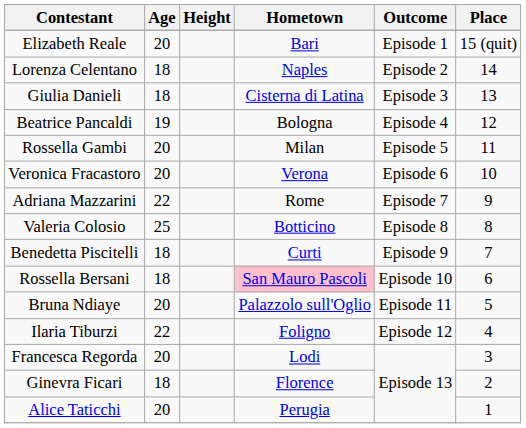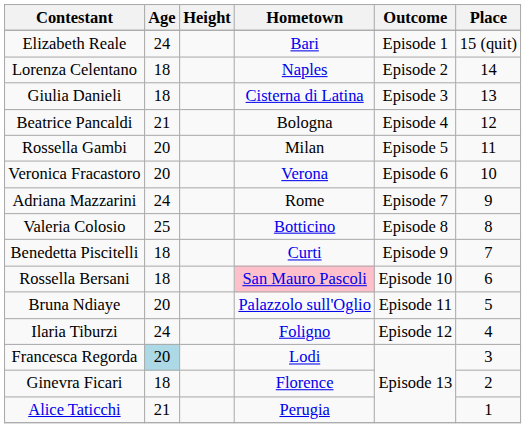(162, 43) 20 -> (162, 43) 24
(162, 122) 19 -> (162, 122) 21
(162, 200) 22 -> (162, 200) 24
(162, 331) 22 -> (162, 331) 24
(162, 357) no background -> (162, 357) lightblue background
(162, 409) 20 -> (162, 409) 21
